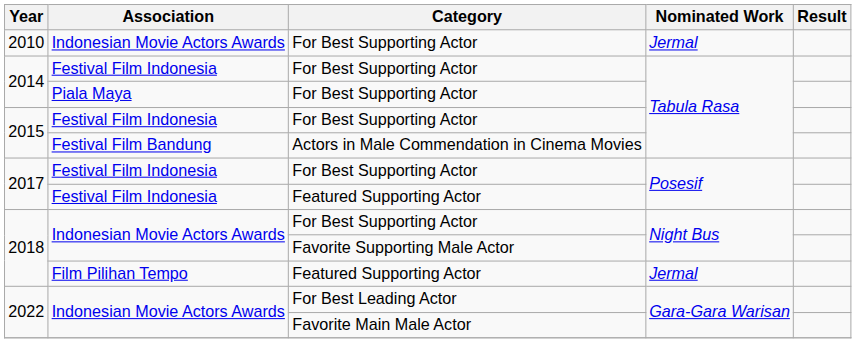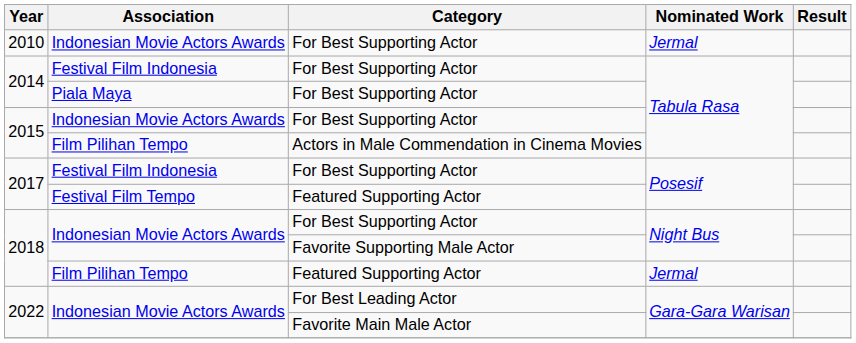(134, 119) Festival Film Indonesia -> (168, 119) Indonesian Movie Actors Awards
(132, 145) Festival Film Bandung -> (120, 145) Film Pilihan Tempo
(134, 196) Festival Film Indonesia -> (123, 196) Festival Film Tempo
